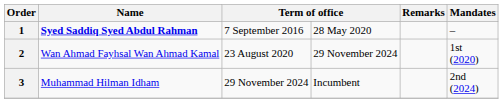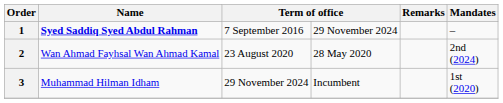(342, 30) 28 May 2020 -> (355, 30) 29 November 2024
(355, 53) 29 November 2024 -> (342, 53) 28 May 2020
(464, 53) 1st (2020) -> (464, 53) 2nd (2024)
(464, 83) 2nd (2024) -> (464, 83) 1st (2020)
